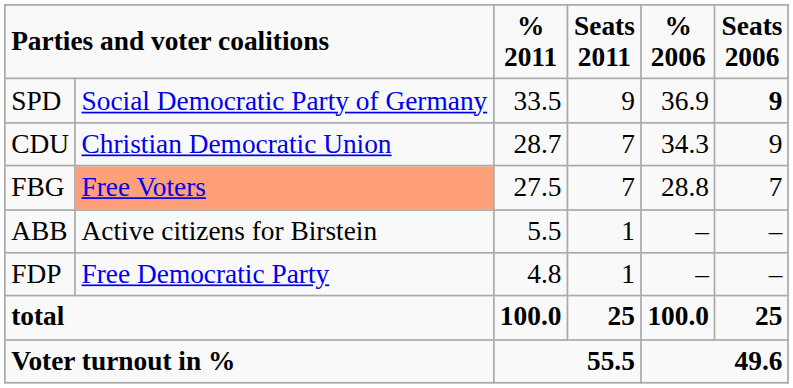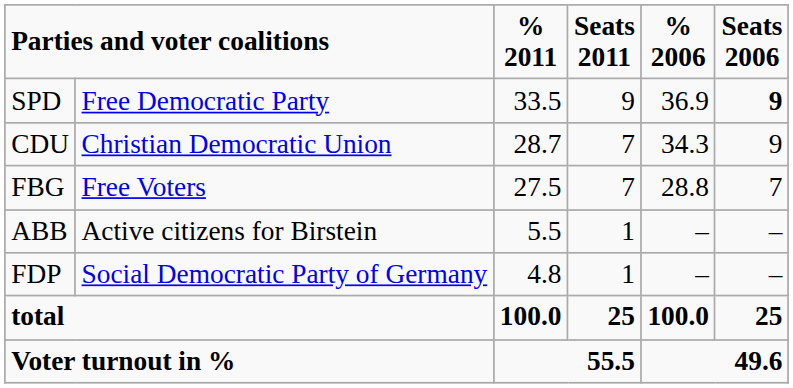(284, 100) Social Democratic Party of Germany -> (205, 100) Free Democratic Party
(144, 187) lightsalmon background -> (144, 187) no background
(205, 273) Free Democratic Party -> (284, 273) Social Democratic Party of Germany
